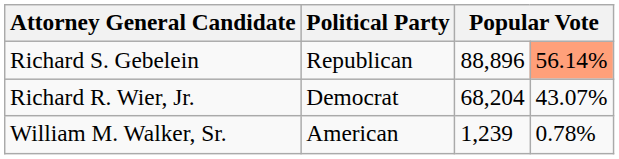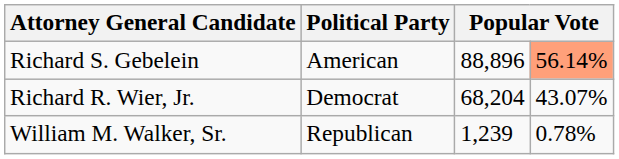(360, 60) Republican -> (352, 60) American
(352, 134) American -> (360, 134) Republican
